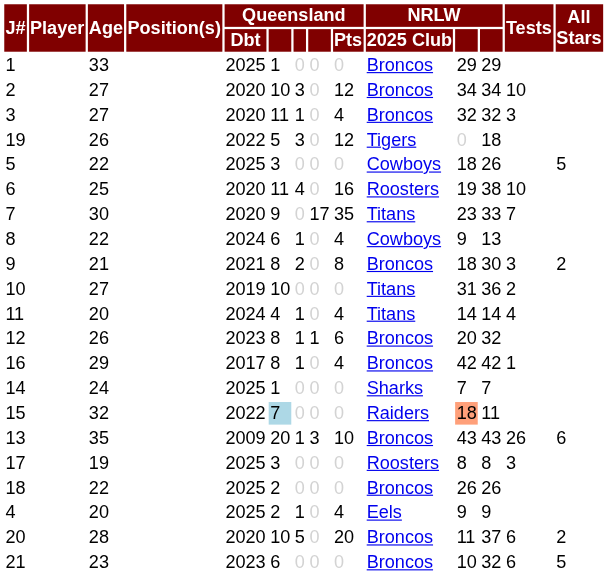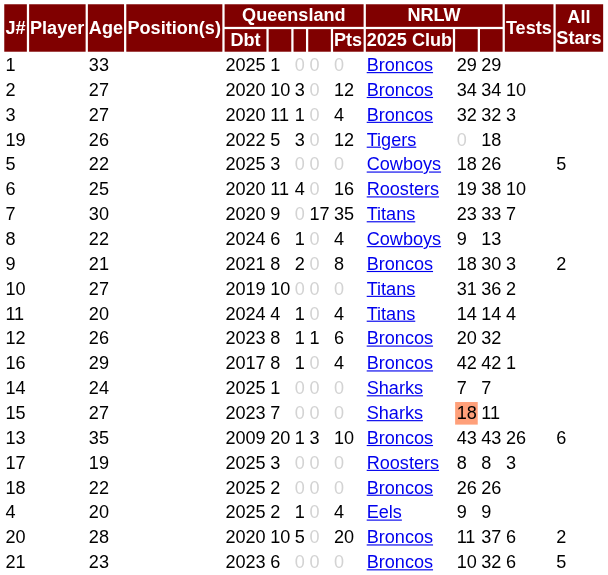(99, 413) 32 -> (99, 413) 27
(246, 413) 2022 -> (246, 413) 2023
(275, 413) lightblue background -> (275, 413) no background
(398, 413) Raiders -> (395, 413) Sharks
